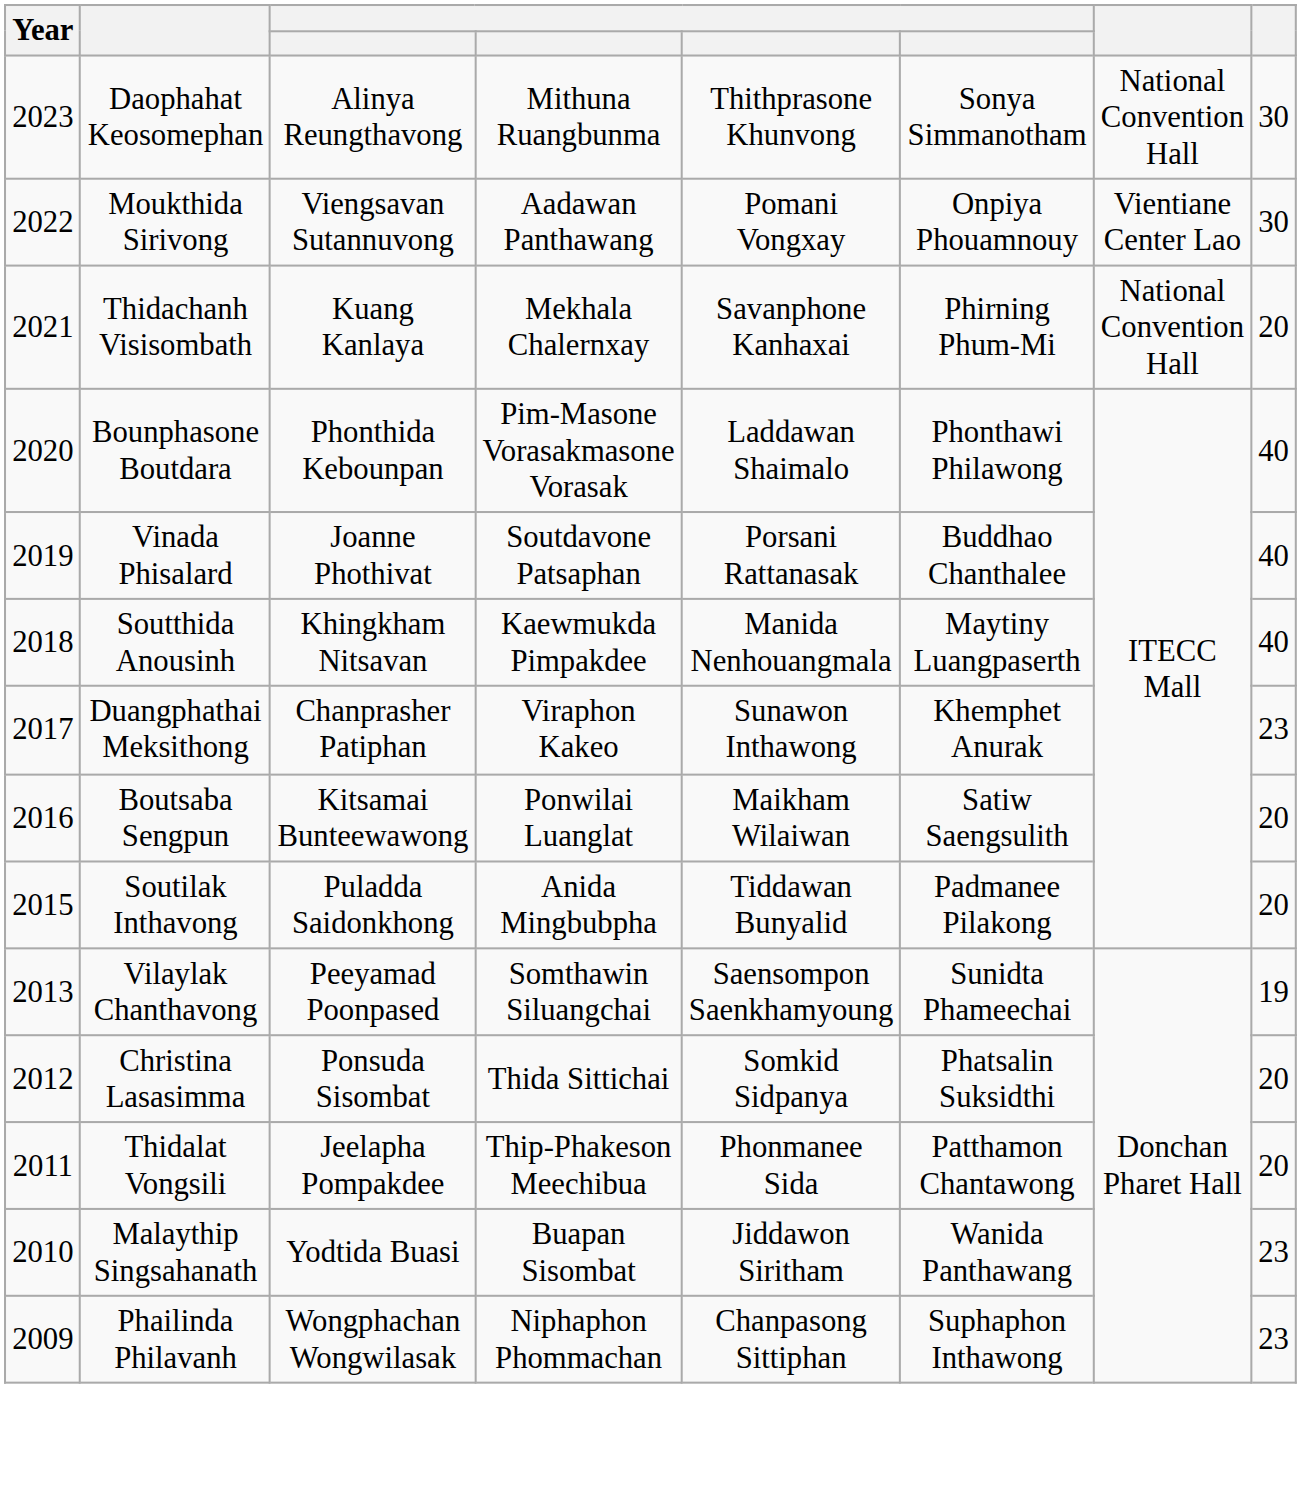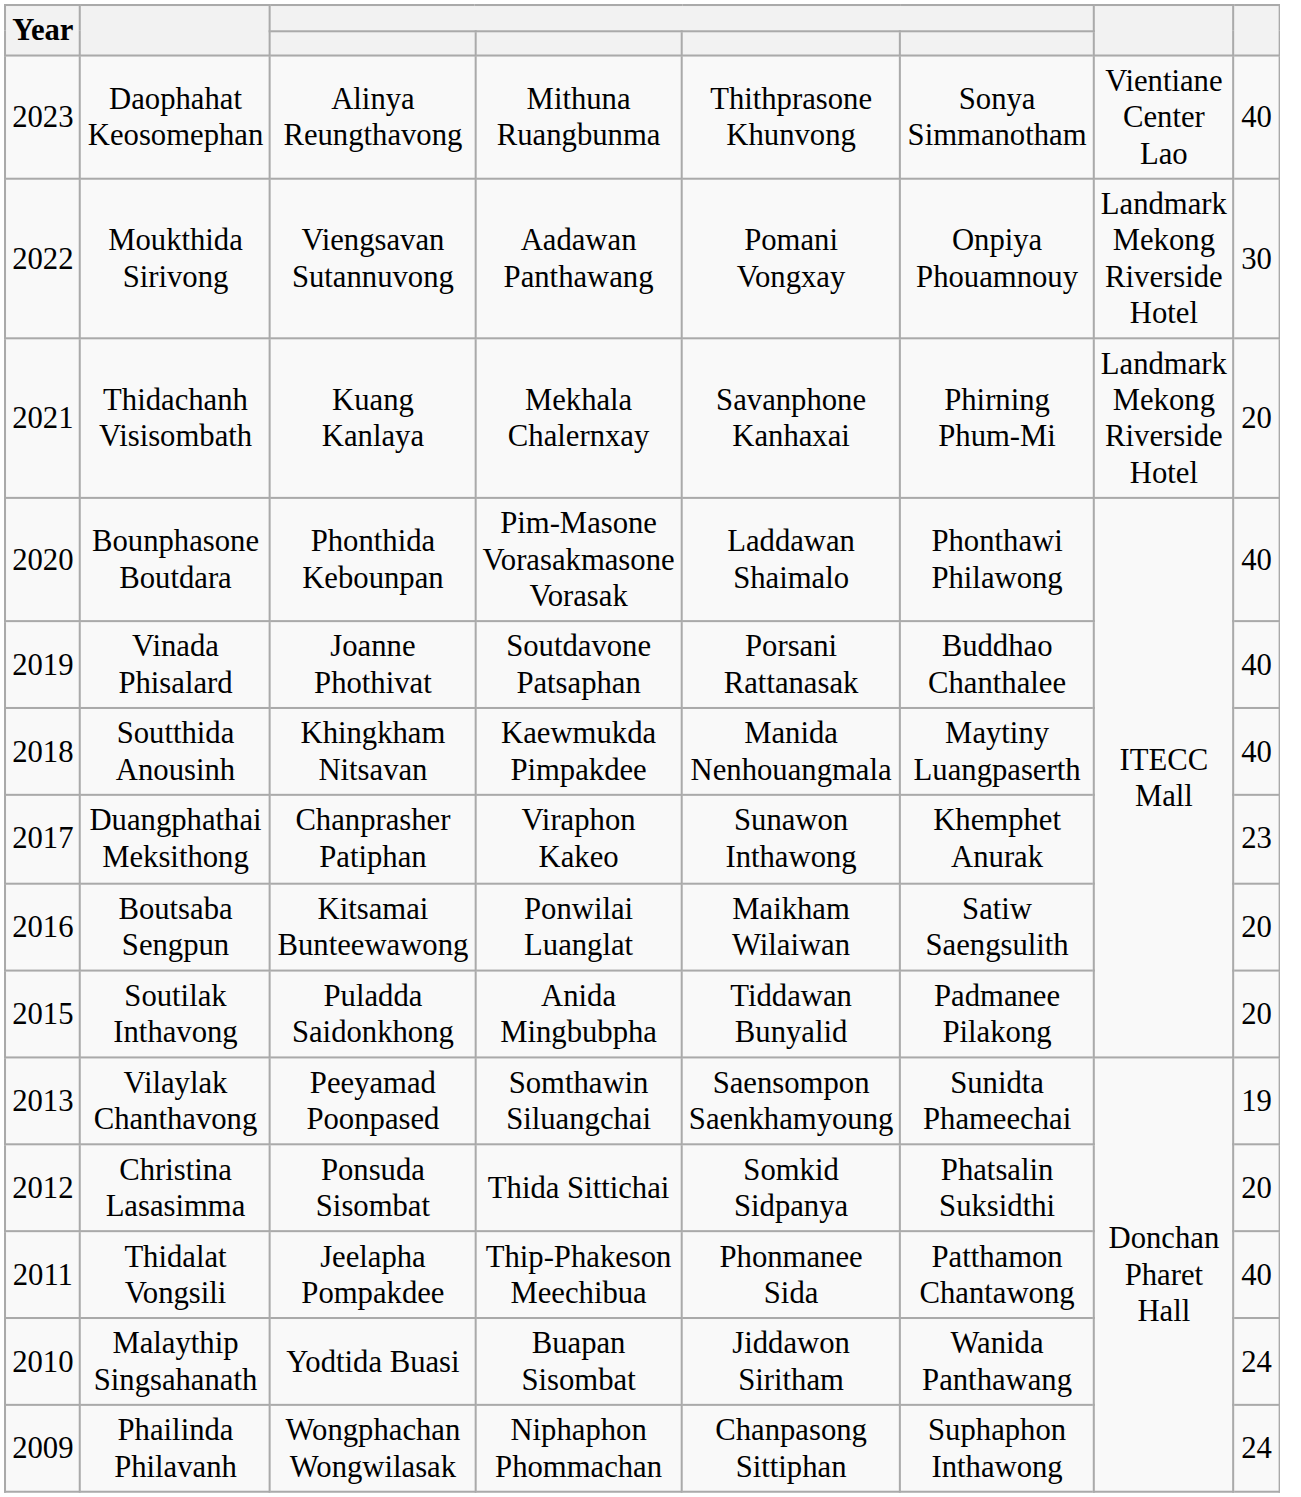(1172, 116) National Convention Hall -> (1164, 116) Vientiane Center Lao
(1274, 116) 30 -> (1257, 116) 40
(1172, 222) Vientiane Center Lao -> (1164, 258) Landmark Mekong Riverside Hotel
(1172, 327) National Convention Hall -> (1164, 418) Landmark Mekong Riverside Hotel
(1274, 1164) 20 -> (1257, 1273) 40
(1274, 1251) 23 -> (1257, 1360) 24
(1274, 1338) 23 -> (1257, 1447) 24
